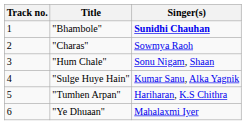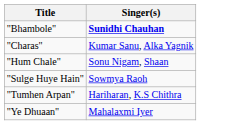- column: (27, 12)
(164, 46) Sowmya Raoh -> (141, 46) Kumar Sanu, Alka Yagnik
(187, 79) Kumar Sanu, Alka Yagnik -> (118, 79) Sowmya Raoh
